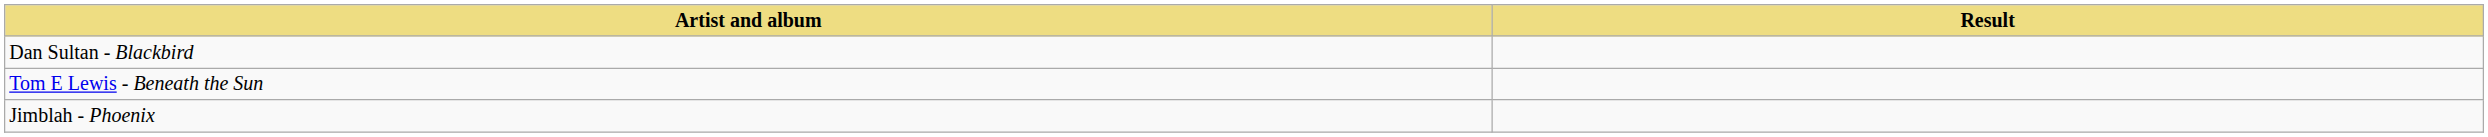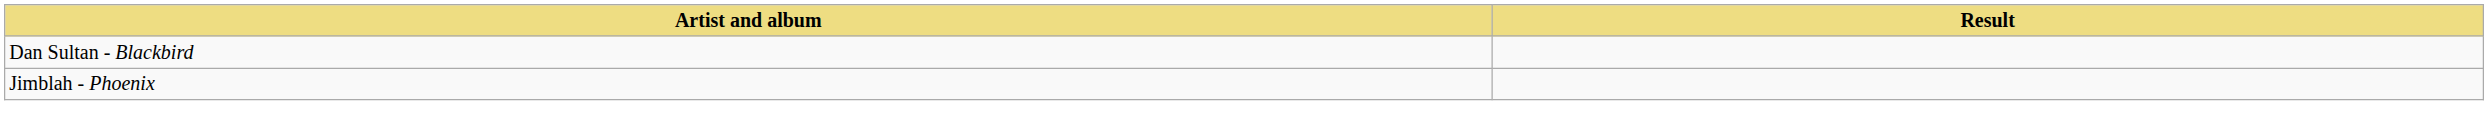- row: (136, 83)
